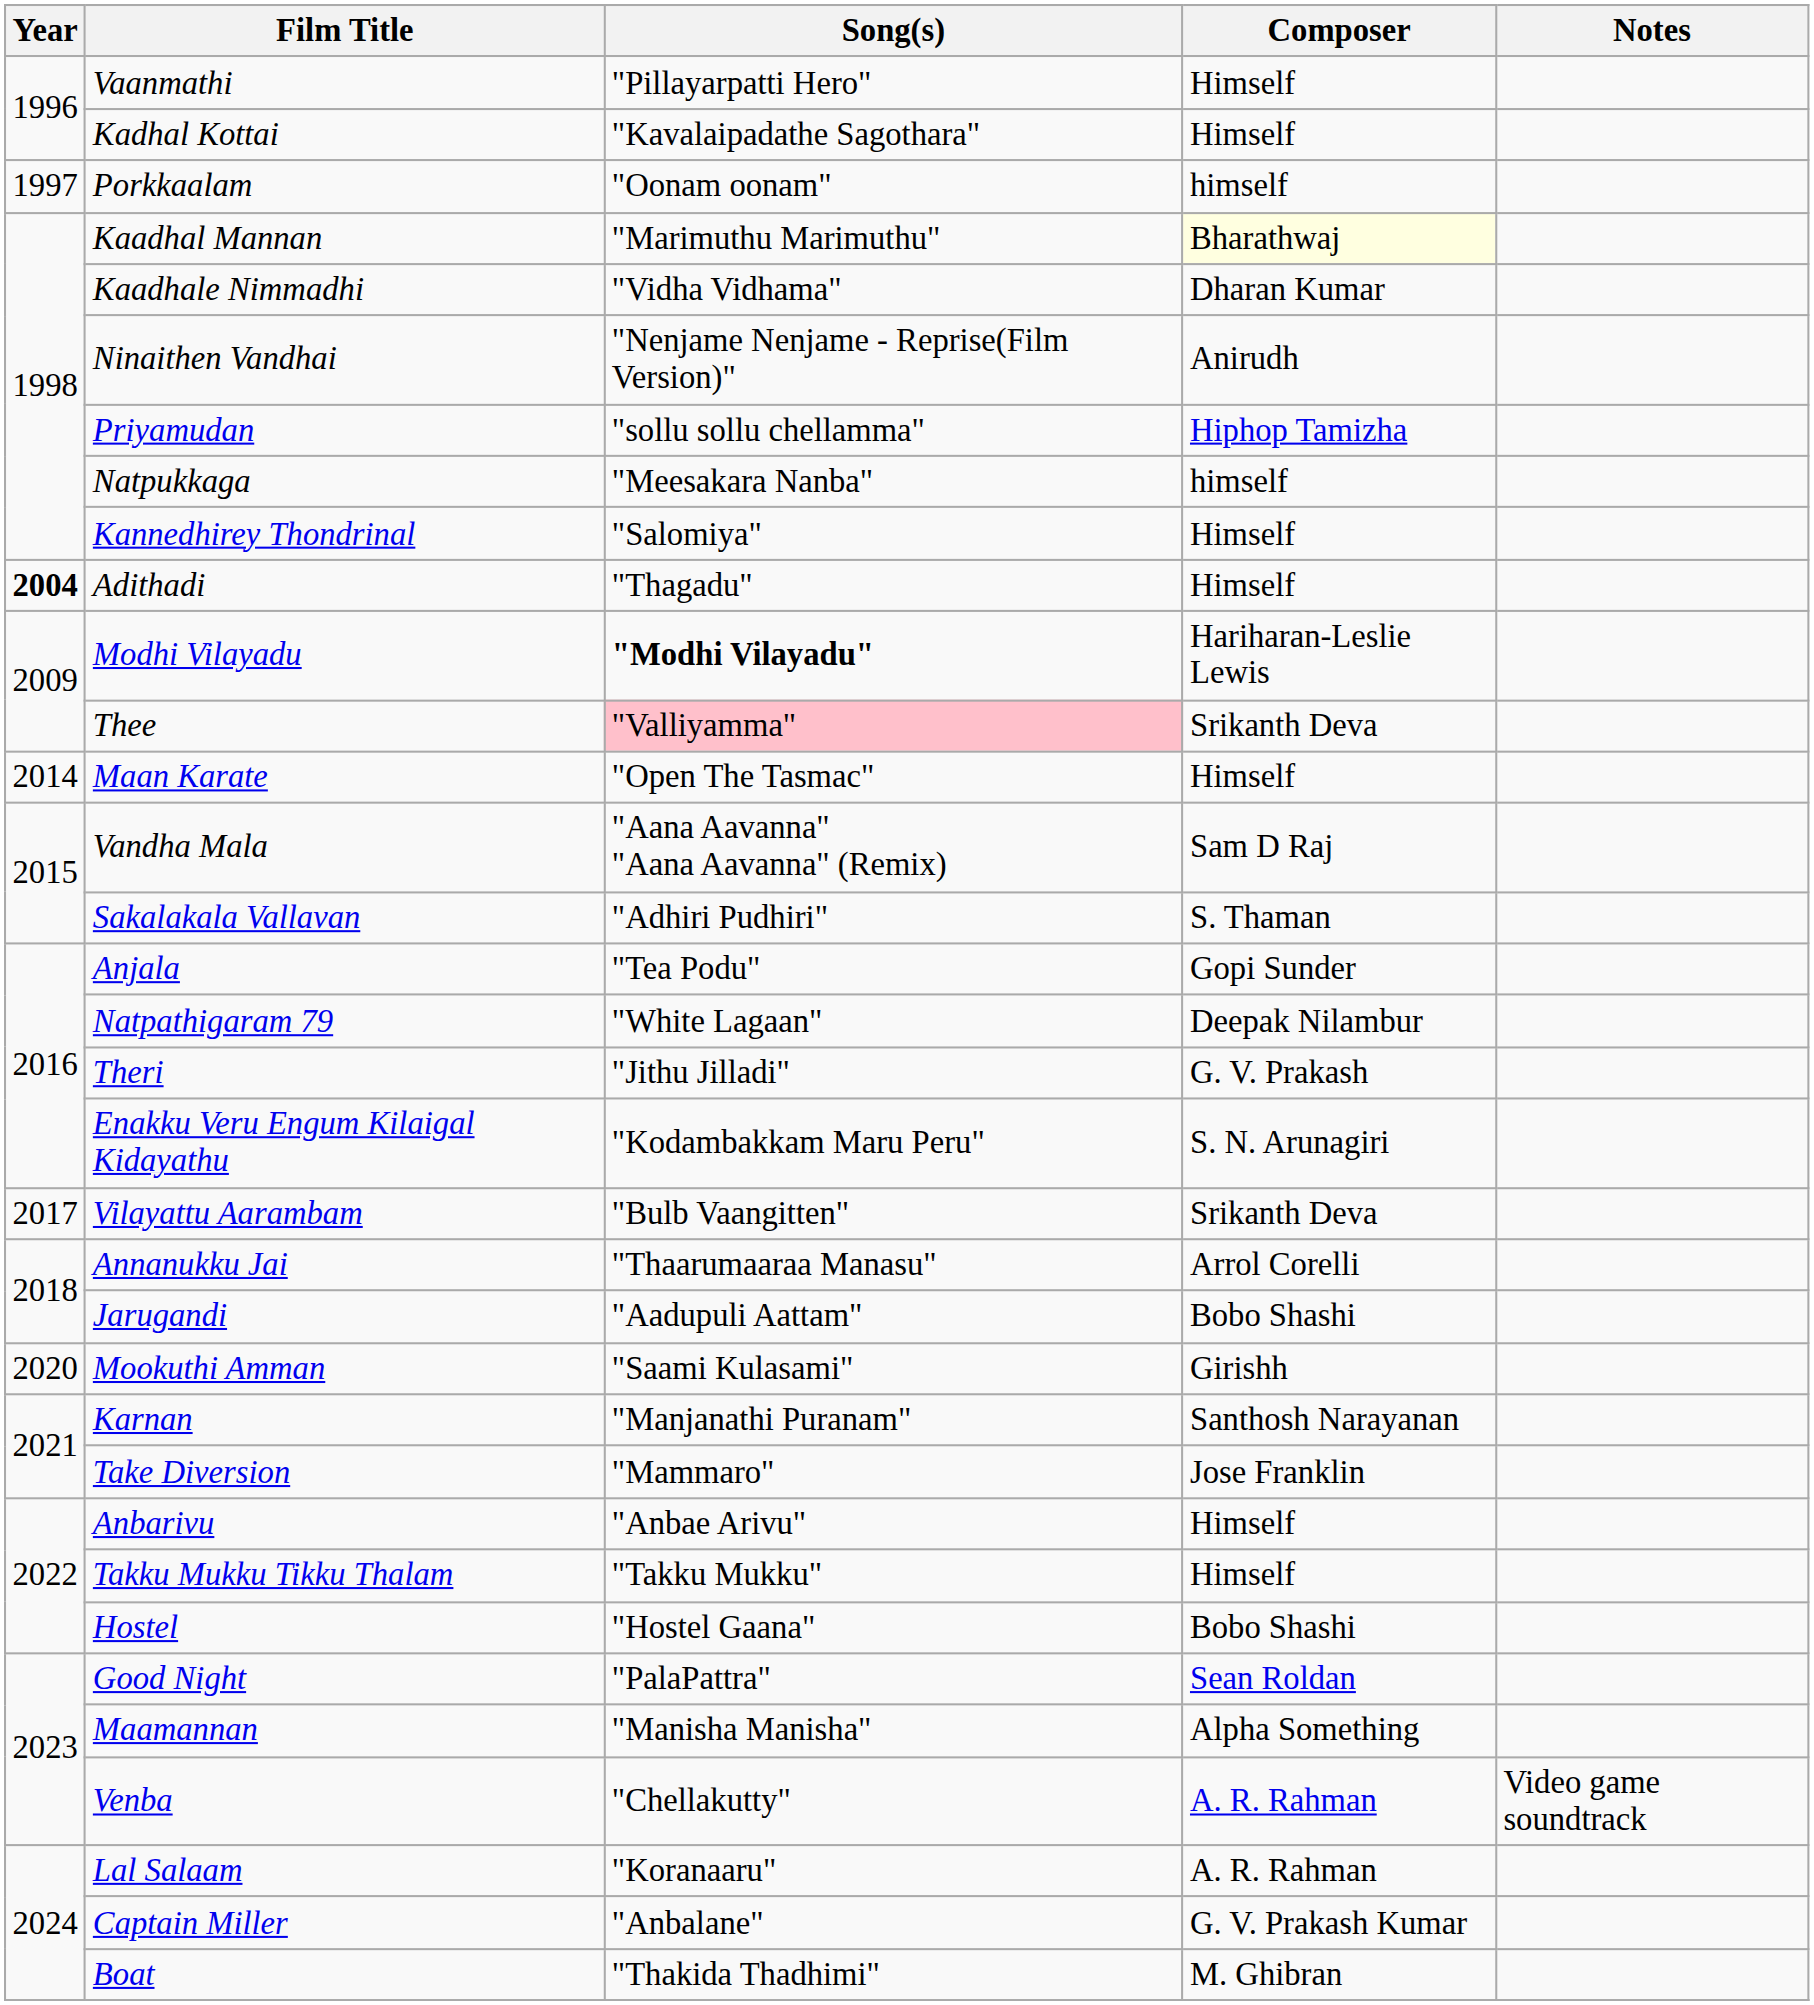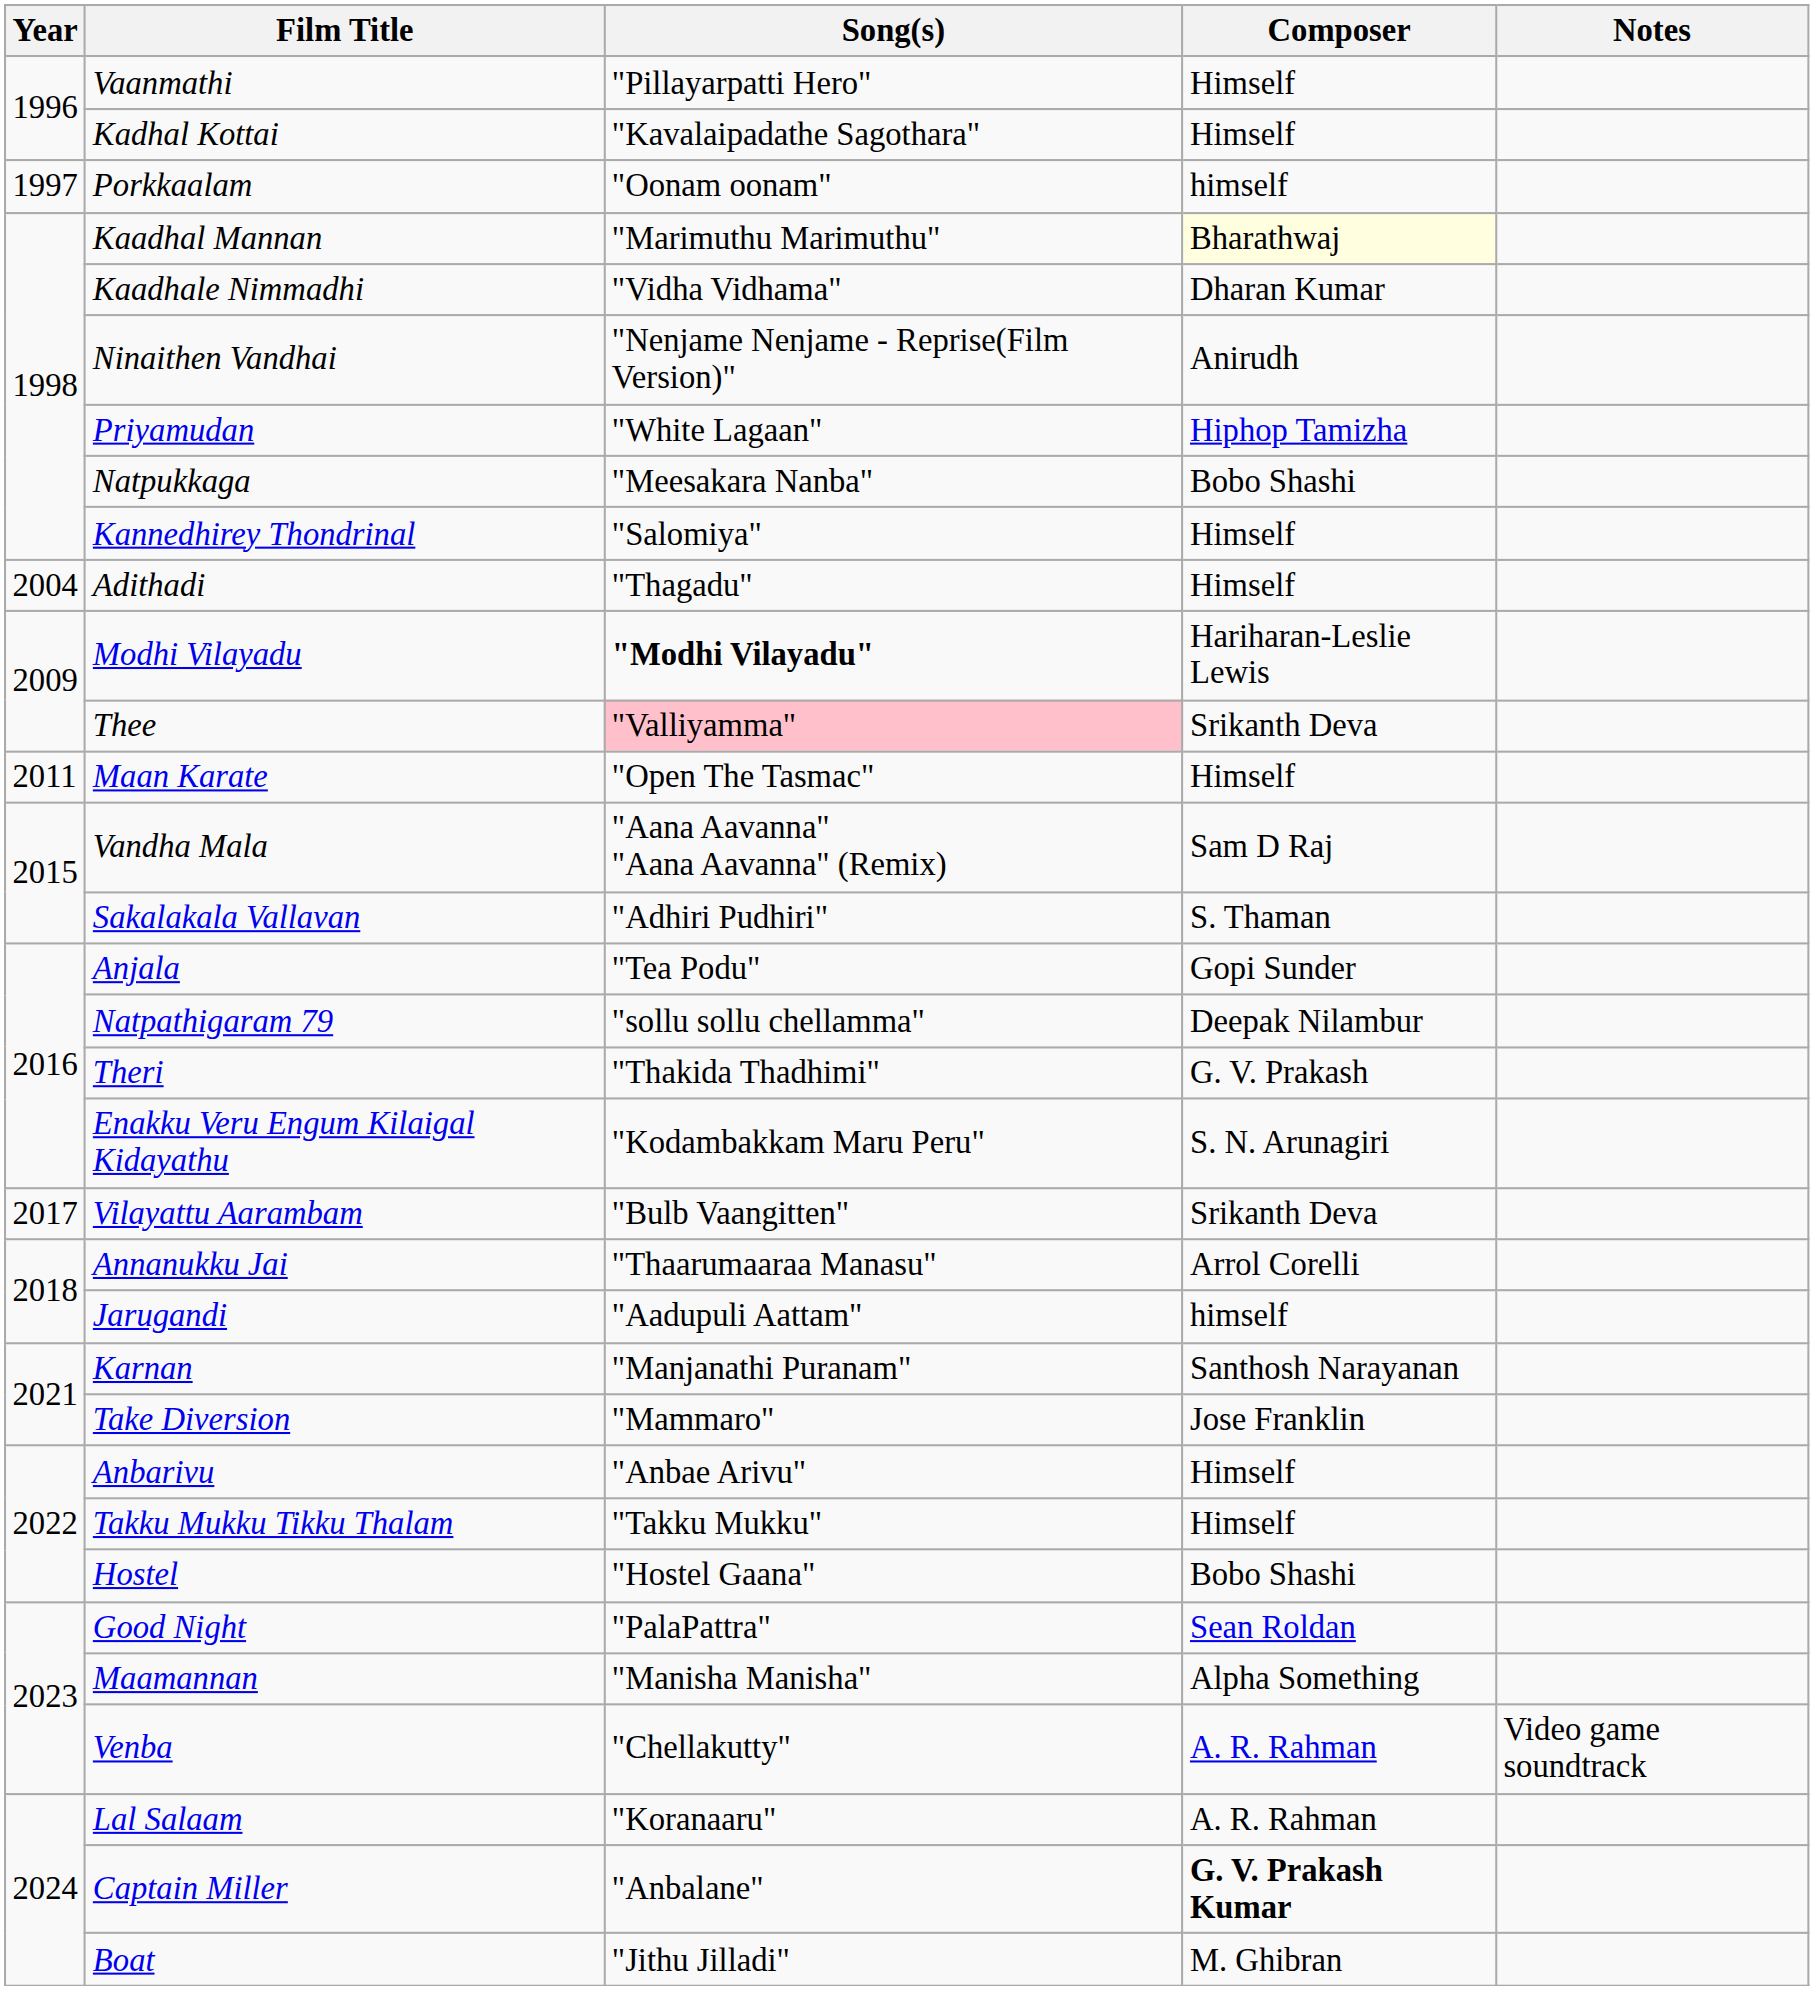(768, 429) "sollu sollu chellamma" -> (717, 429) "White Lagaan"
(1239, 481) himself -> (1273, 481) Bobo Shashi
(45, 584) bold -> (45, 584) normal
(45, 776) 2014 -> (45, 776) 2011
(717, 1020) "White Lagaan" -> (768, 1020) "sollu sollu chellamma"
(701, 1072) "Jithu Jilladi" -> (746, 1072) "Thakida Thadhimi"
(1273, 1316) Bobo Shashi -> (1239, 1316) himself
- row: (209, 1367)
(1329, 1922) normal -> (1286, 1888) bold
(746, 1973) "Thakida Thadhimi" -> (701, 1958) "Jithu Jilladi"
